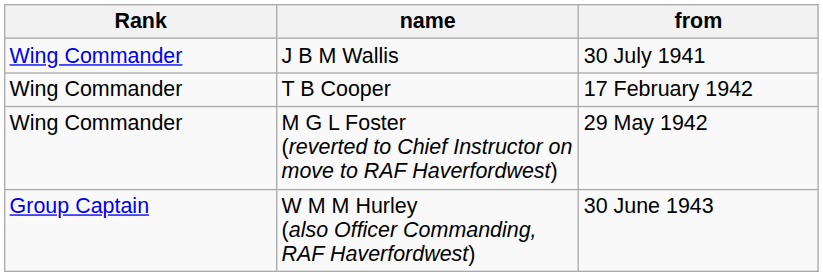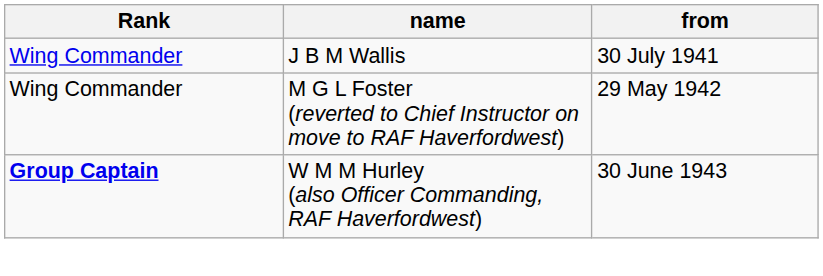- row: (336, 89)
(79, 205) normal -> (84, 171) bold
